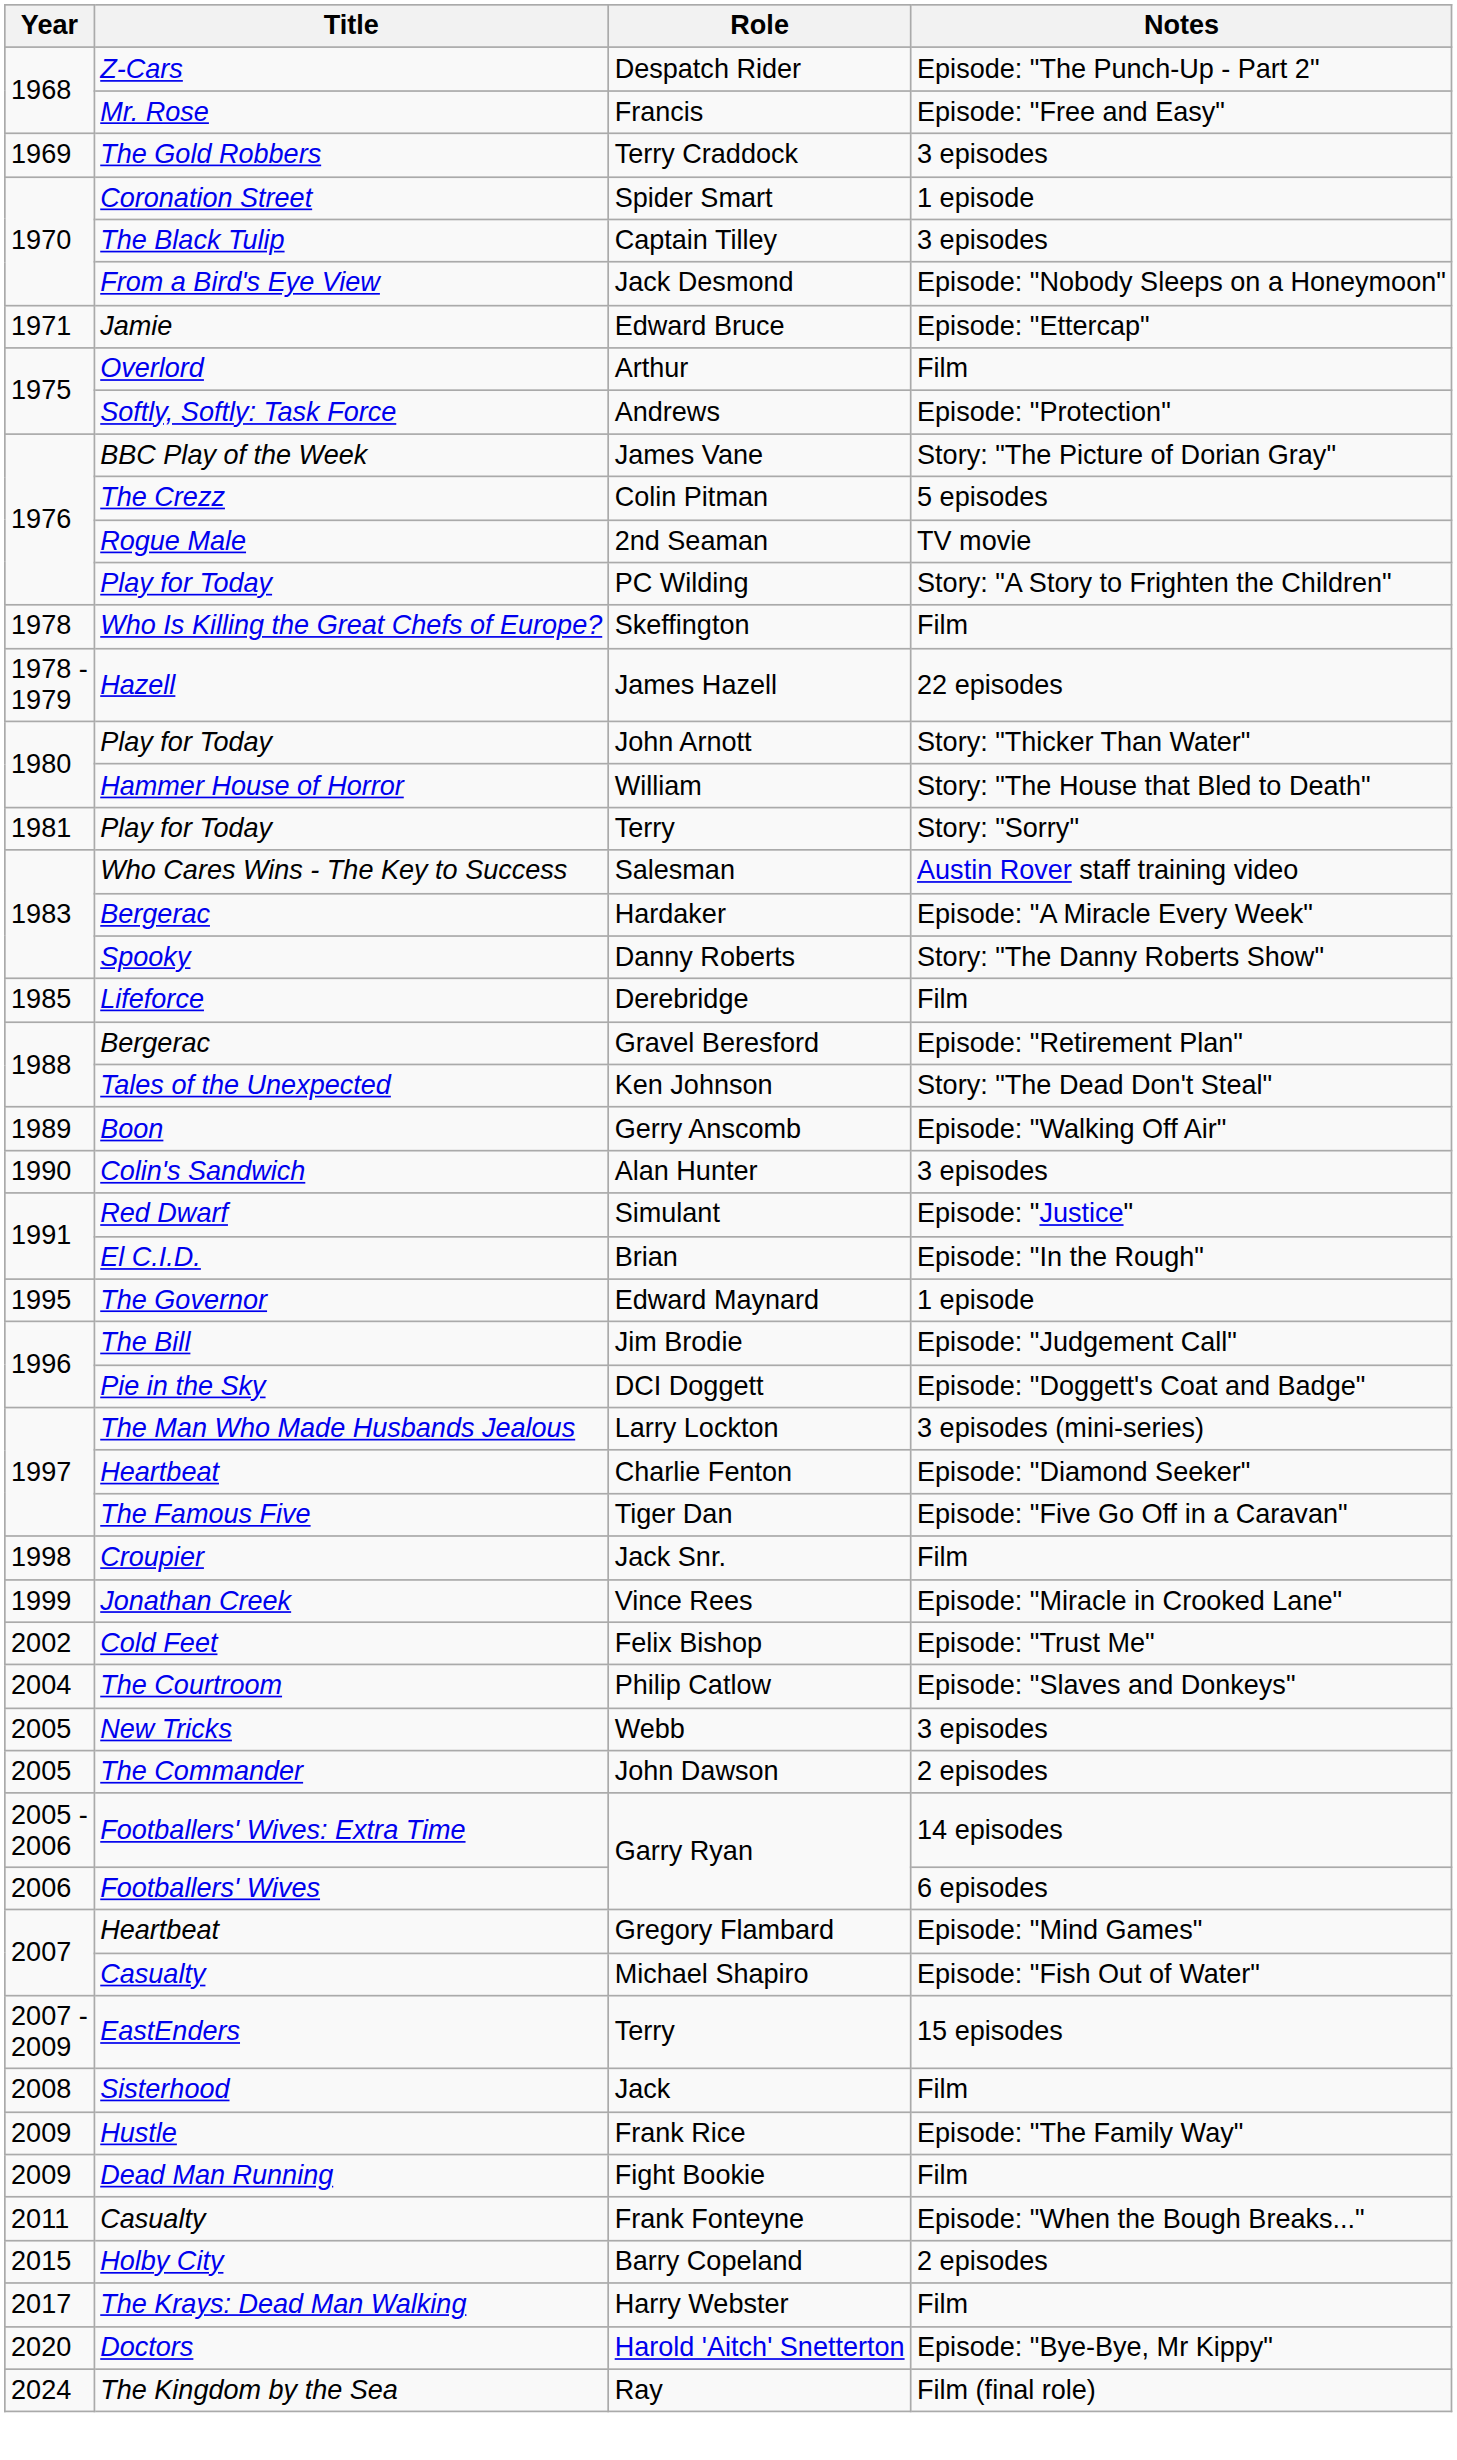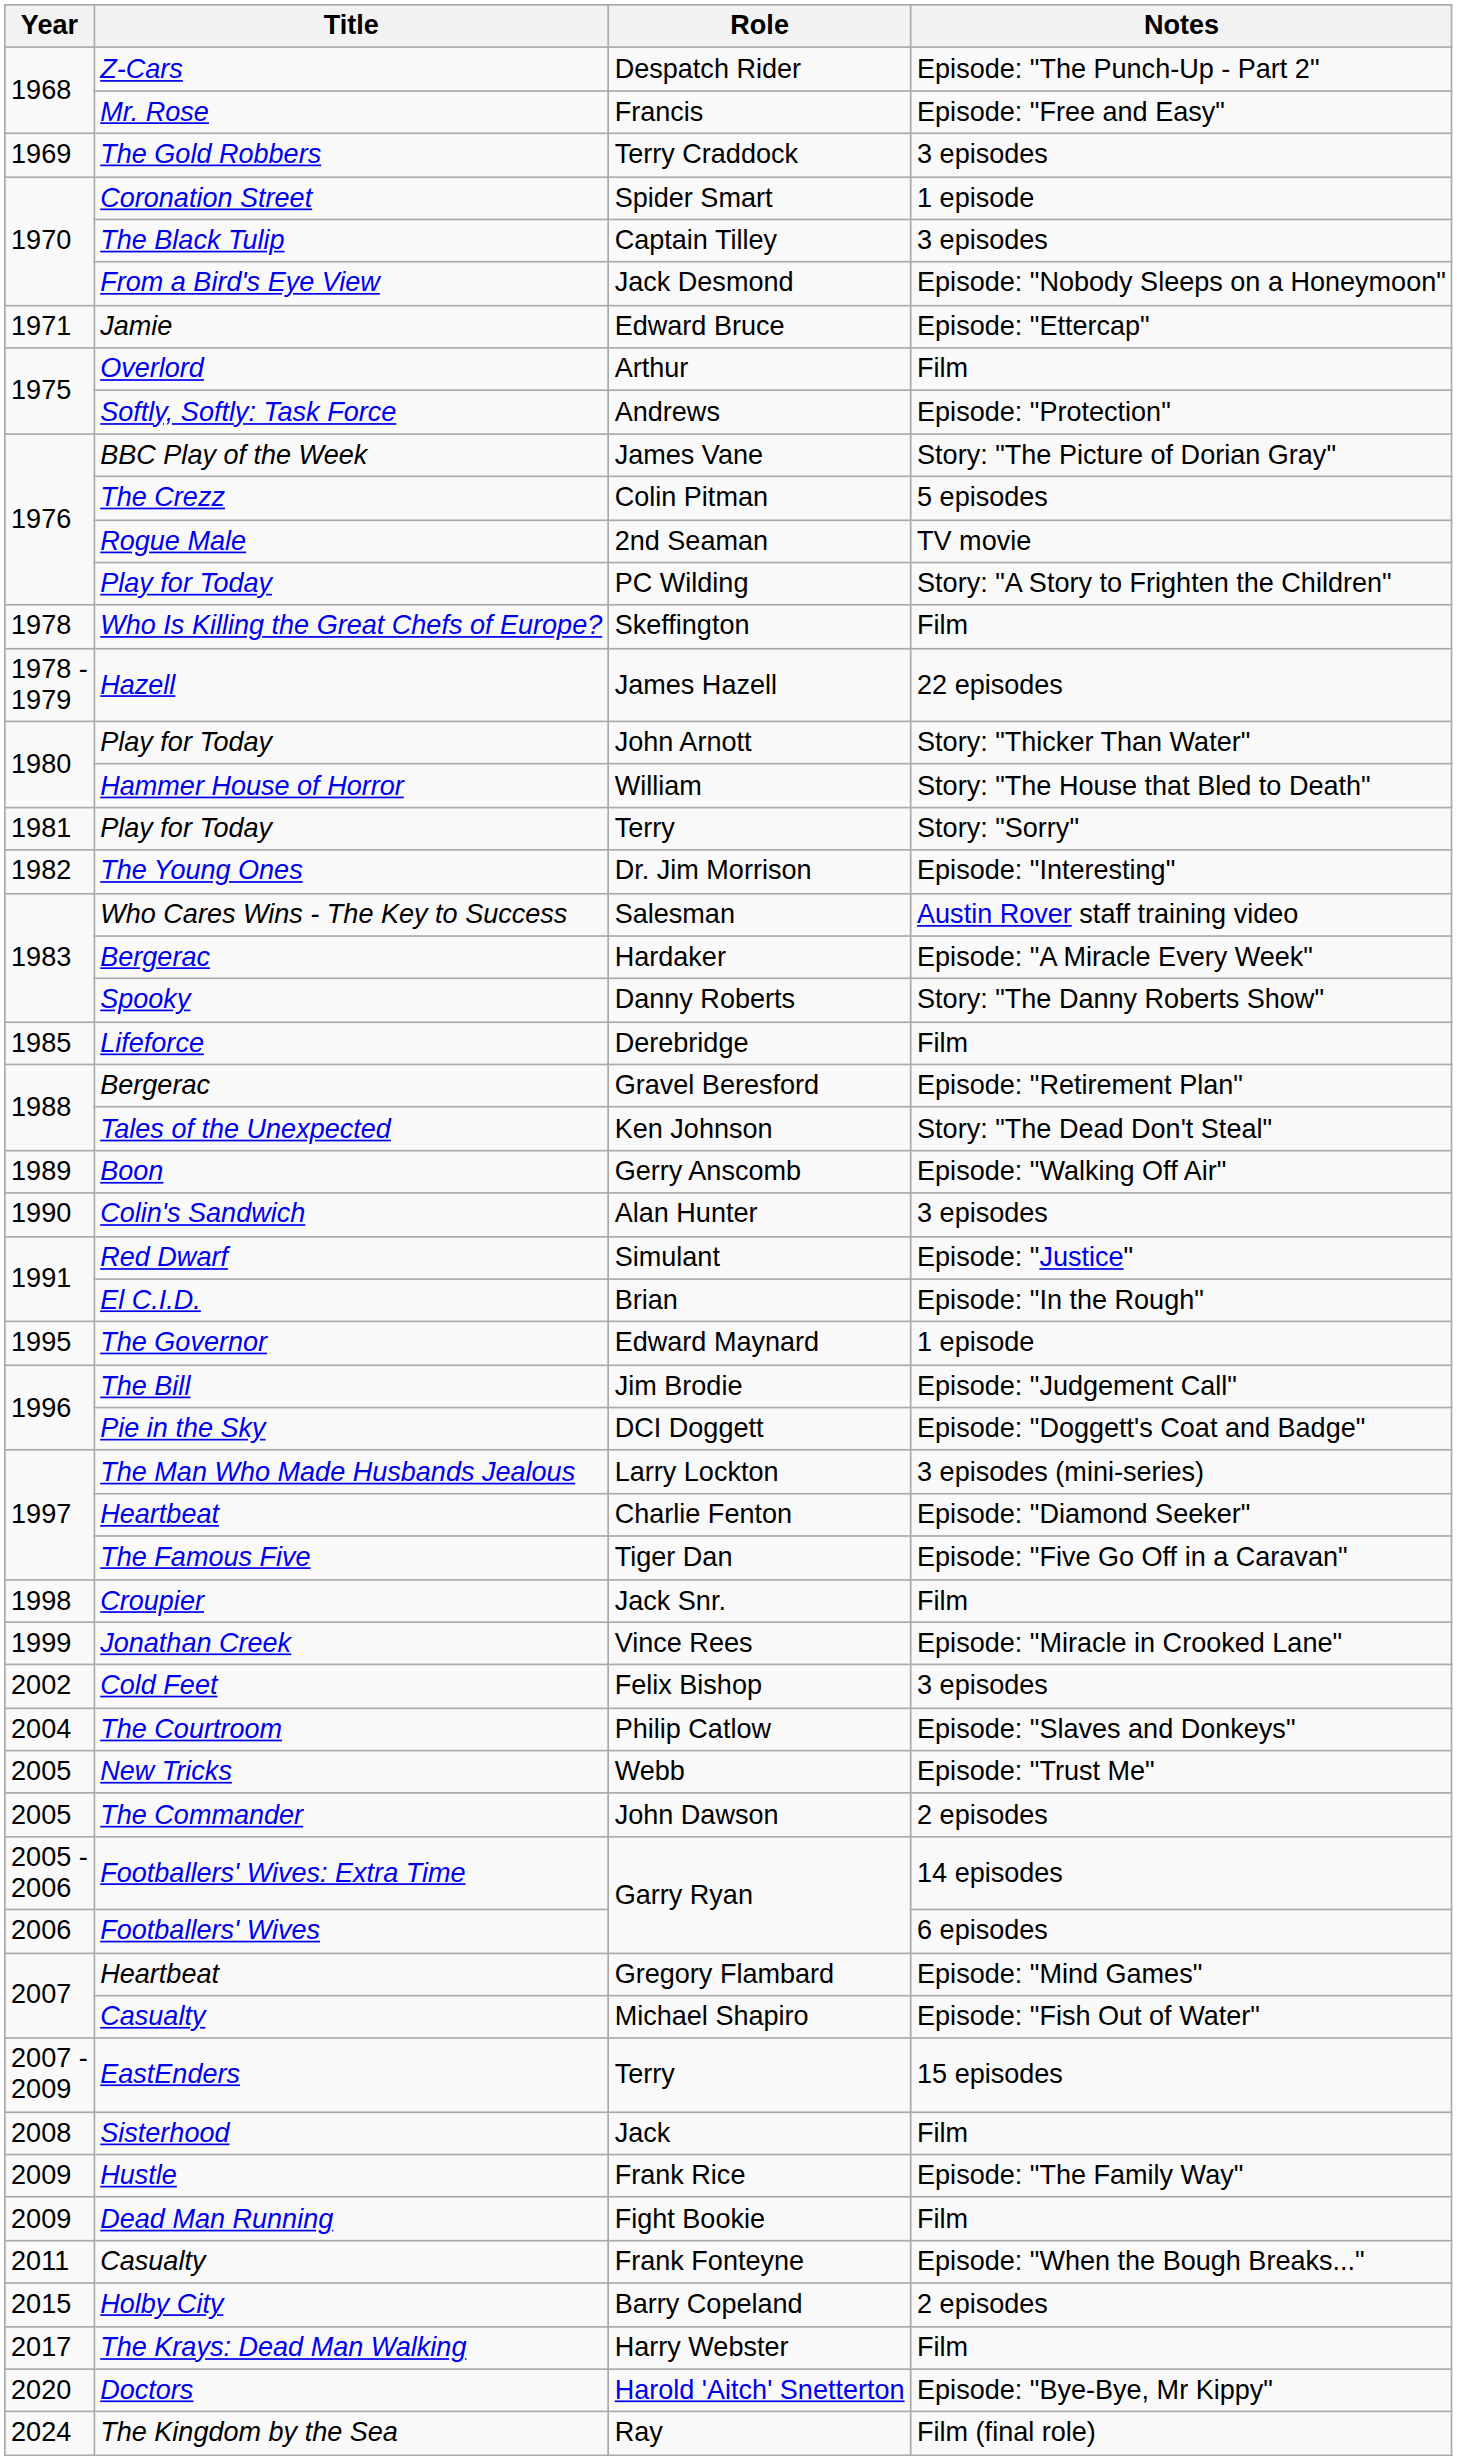+ row: (201, 871)
(1036, 1643) Episode: "Trust Me" -> (982, 1685) 3 episodes
(982, 1728) 3 episodes -> (1036, 1771) Episode: "Trust Me"
